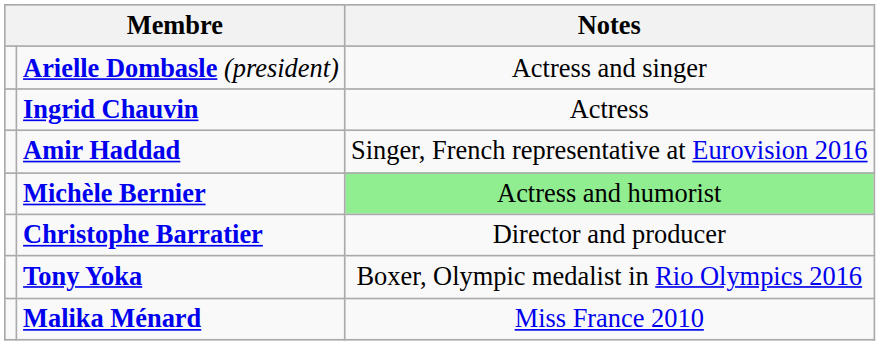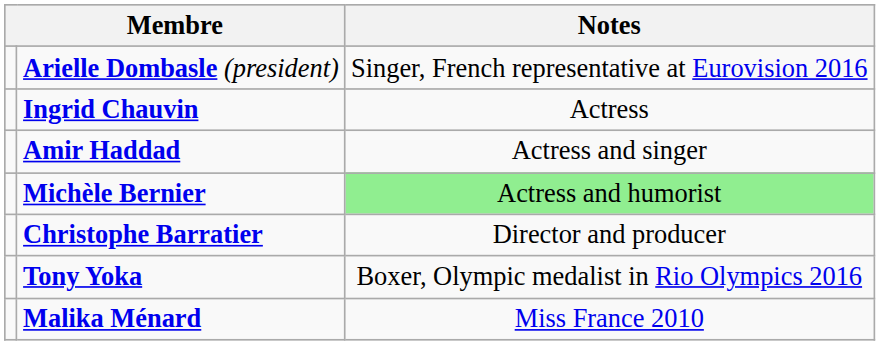(609, 67) Actress and singer -> (609, 67) Singer, French representative at Eurovision 2016
(609, 151) Singer, French representative at Eurovision 2016 -> (609, 151) Actress and singer
